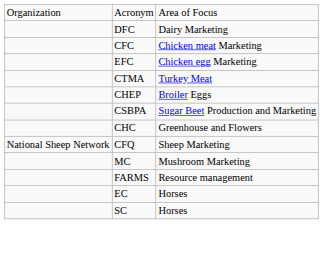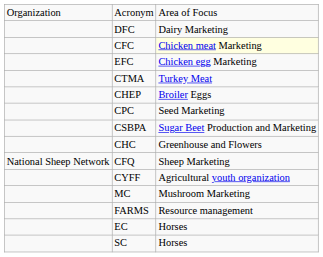(210, 45) no background -> (210, 45) lightyellow background
+ row: (124, 111)
+ row: (127, 177)
